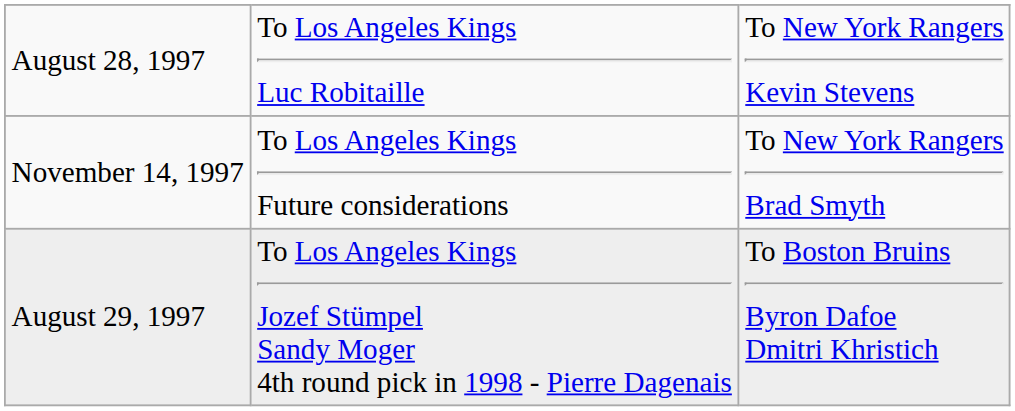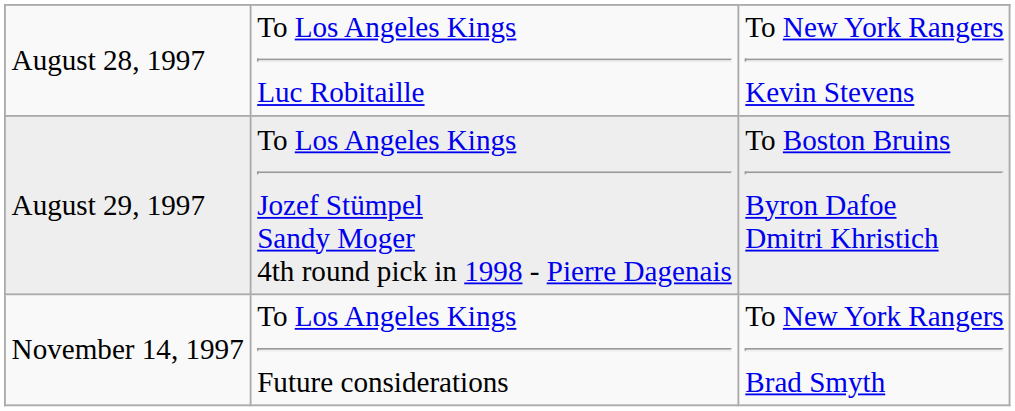rows swapped: (108, 316) <-> (128, 172)
